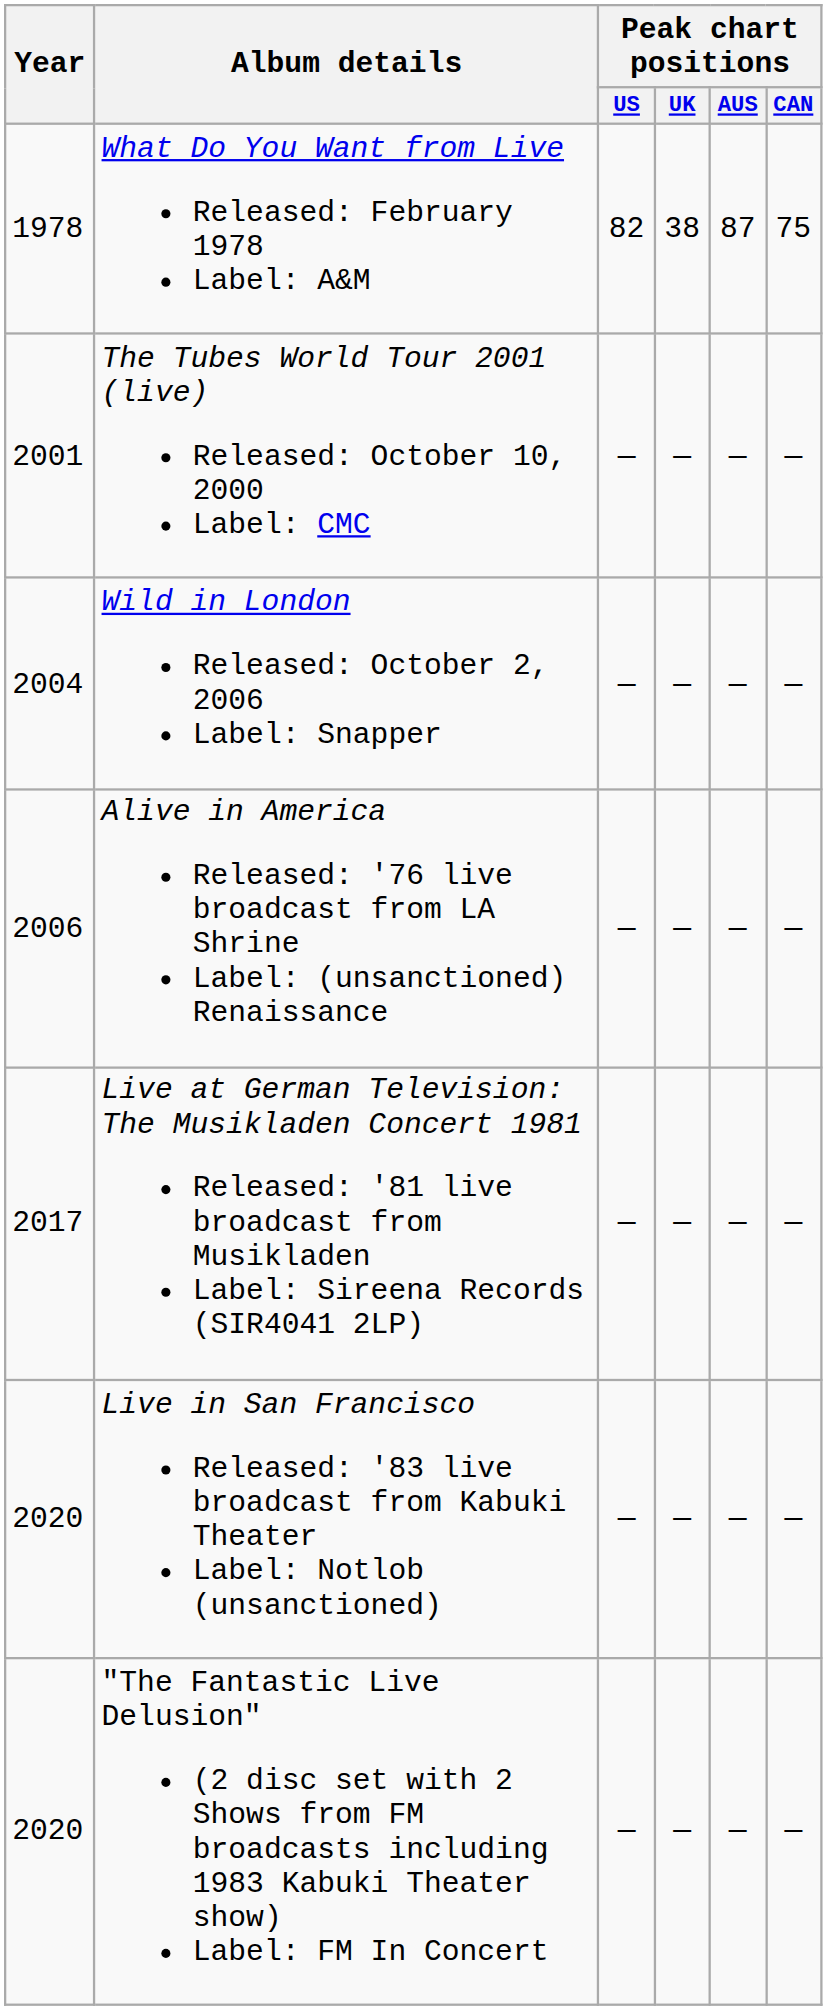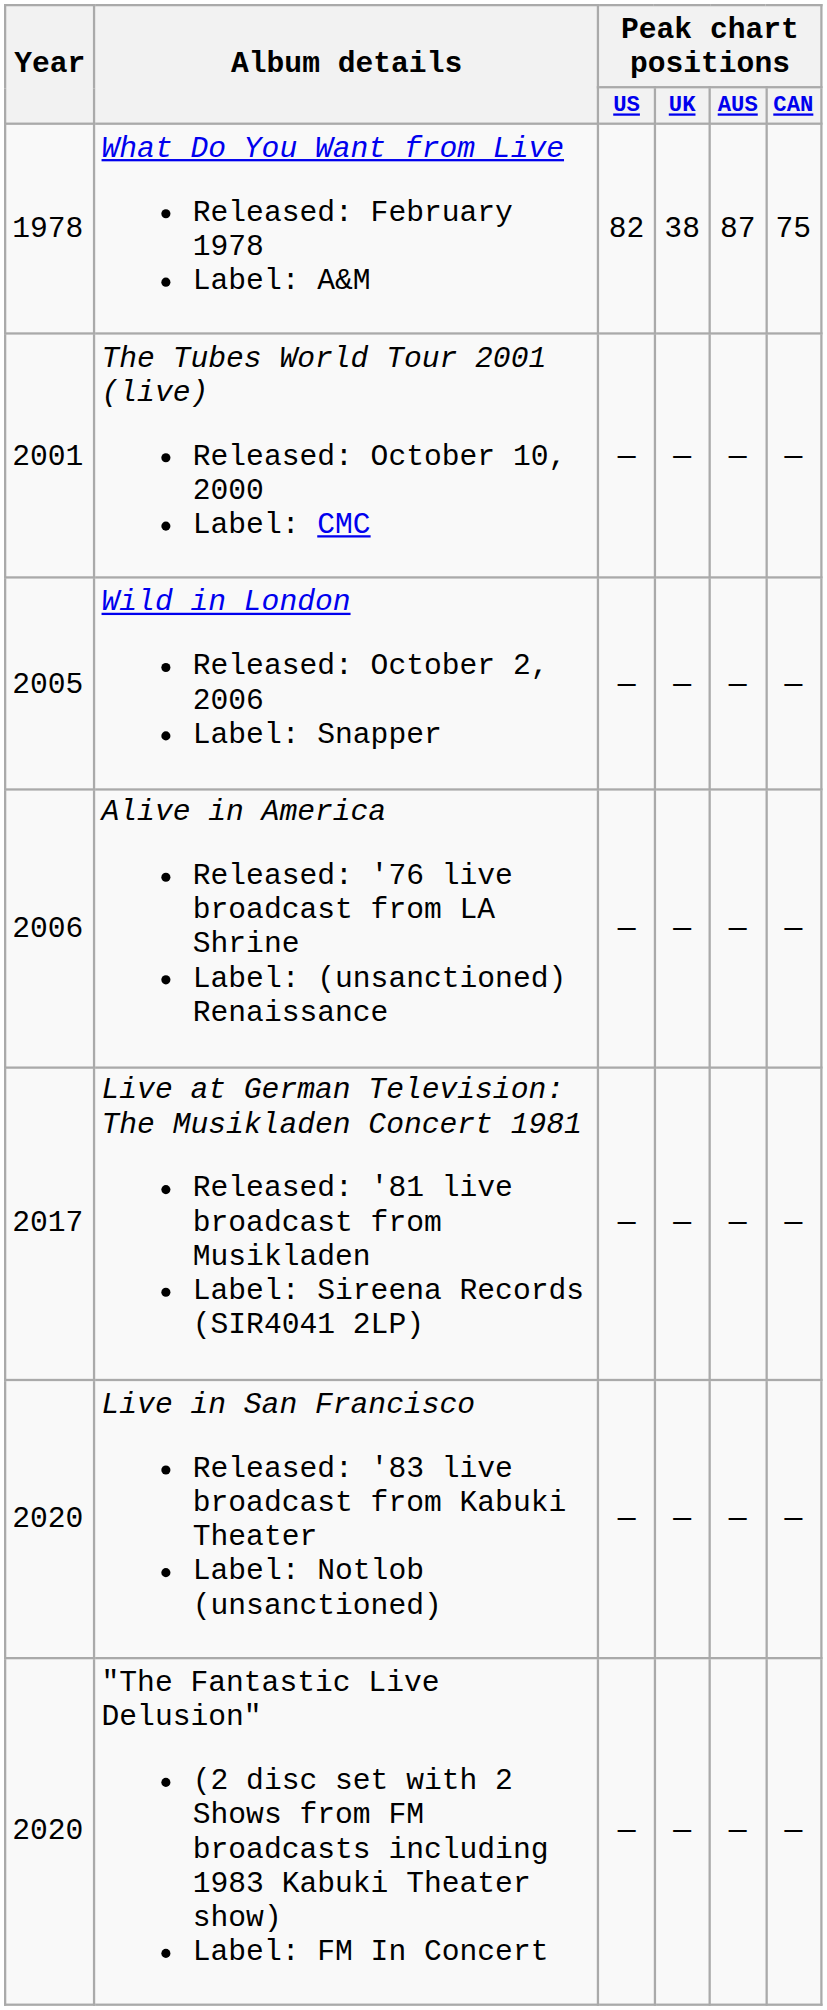(48, 684) 2004 -> (48, 684) 2005
